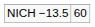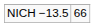(80, 13) 60 -> (80, 13) 66
